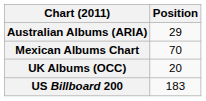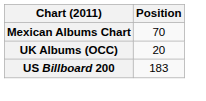- row: (77, 31)
